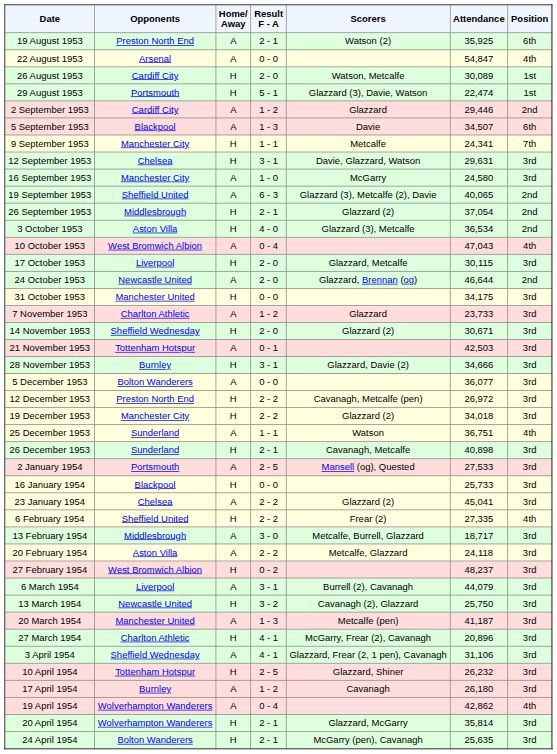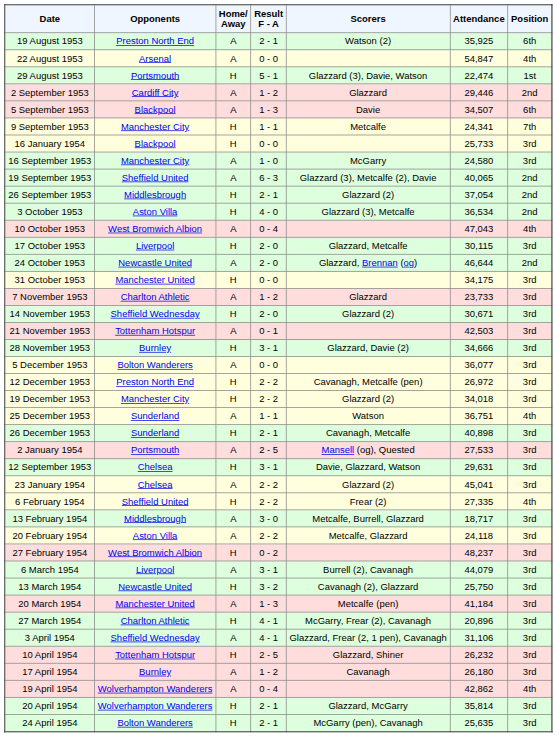- row: (50, 75)
rows swapped: (50, 161) <-> (50, 484)
(479, 621) 41,187 -> (479, 604) 41,184
